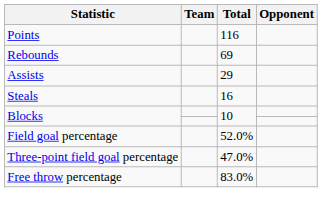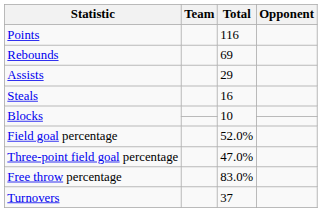+ row: (33, 197)
